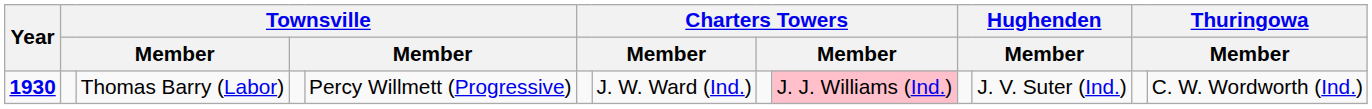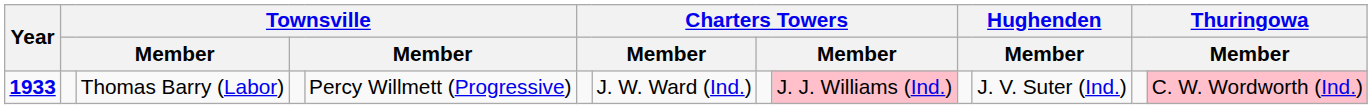(33, 86) 1930 -> (33, 86) 1933
(1257, 86) no background -> (1257, 86) pink background
